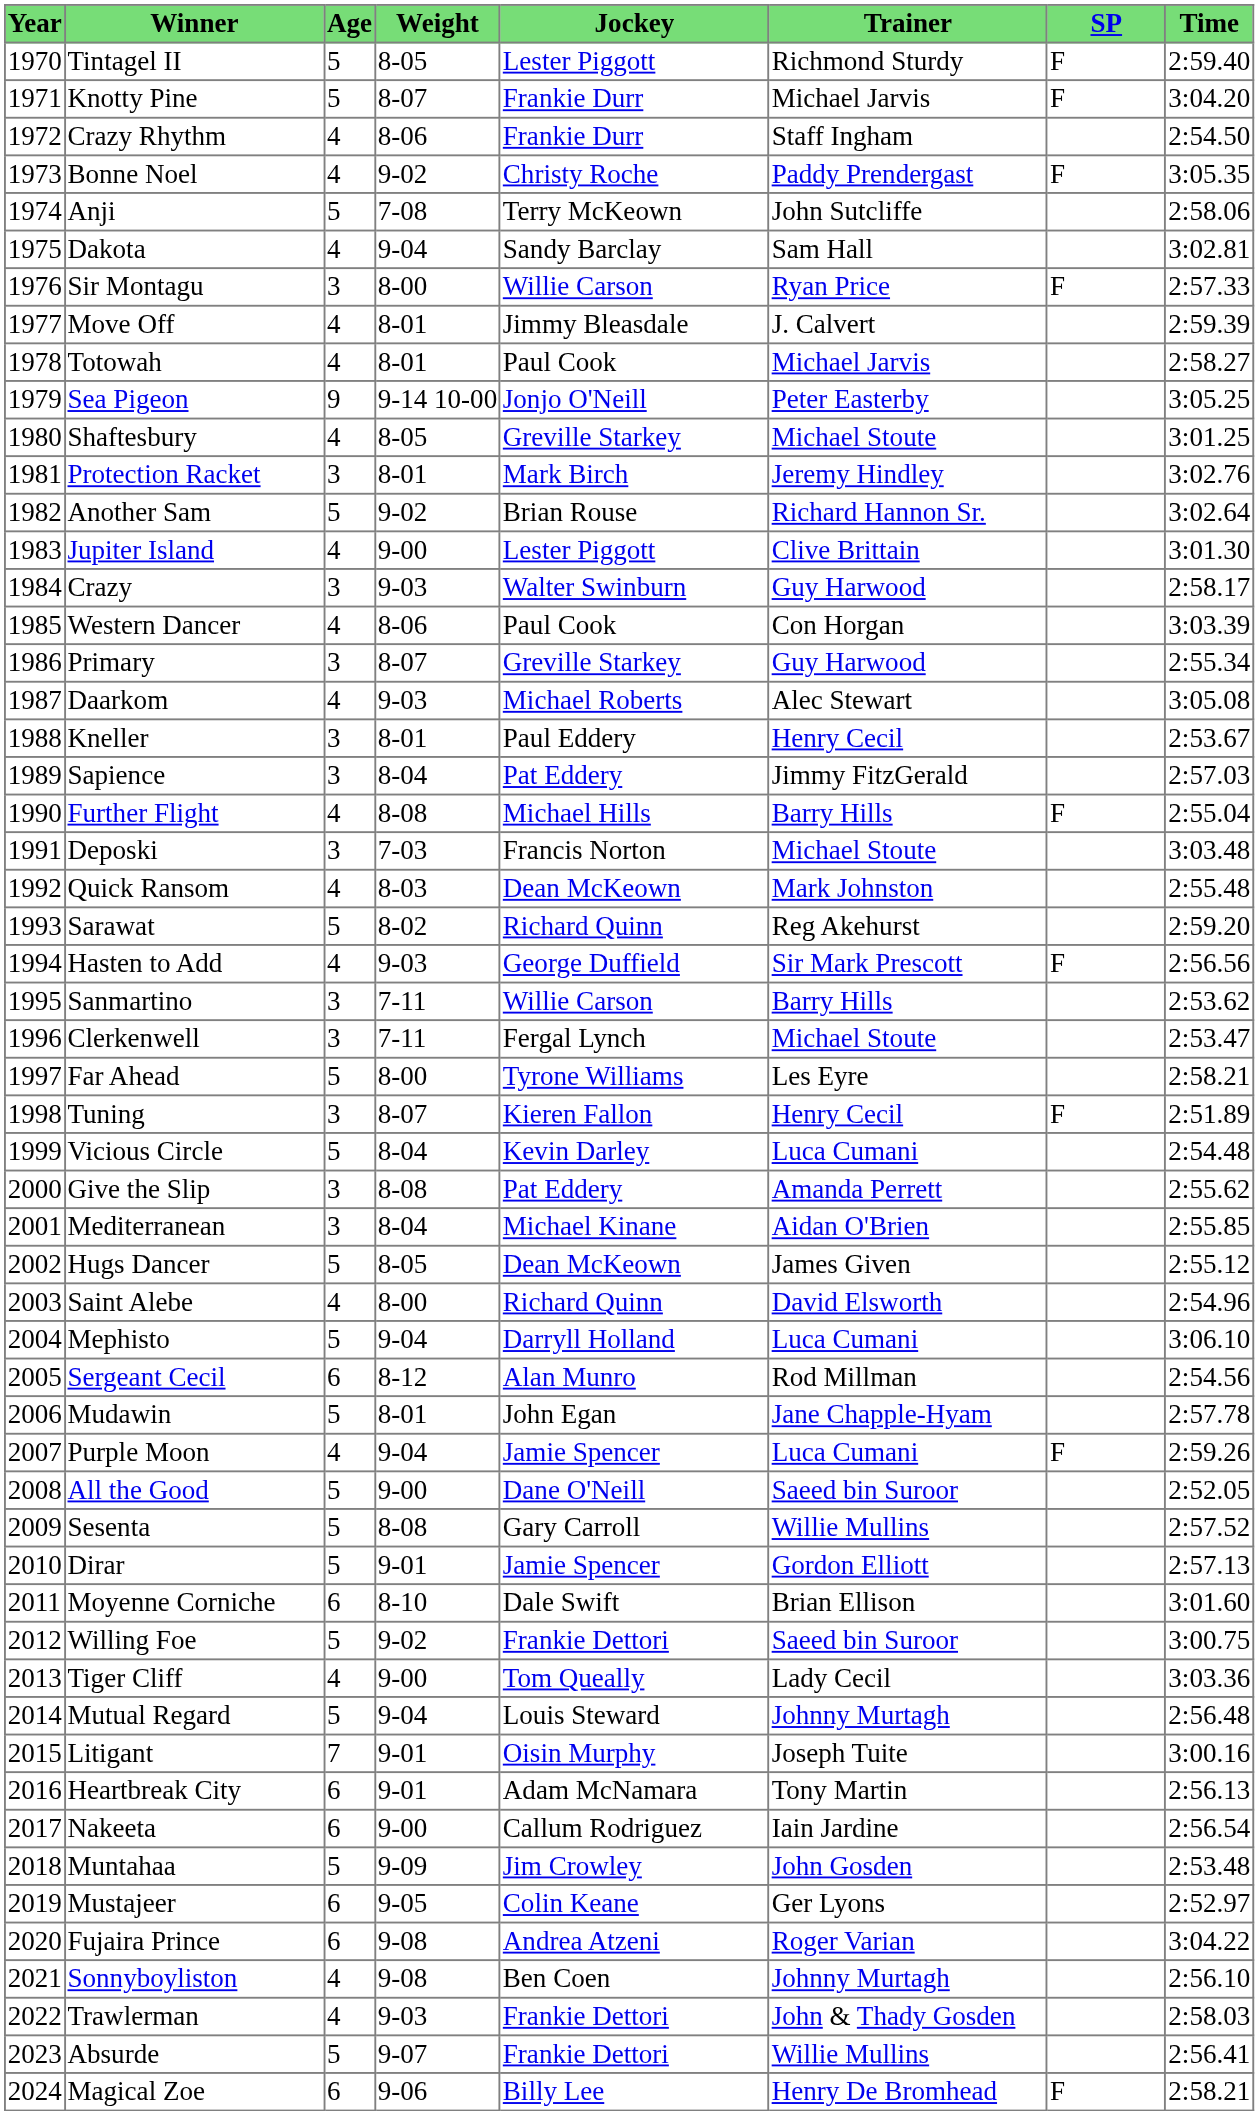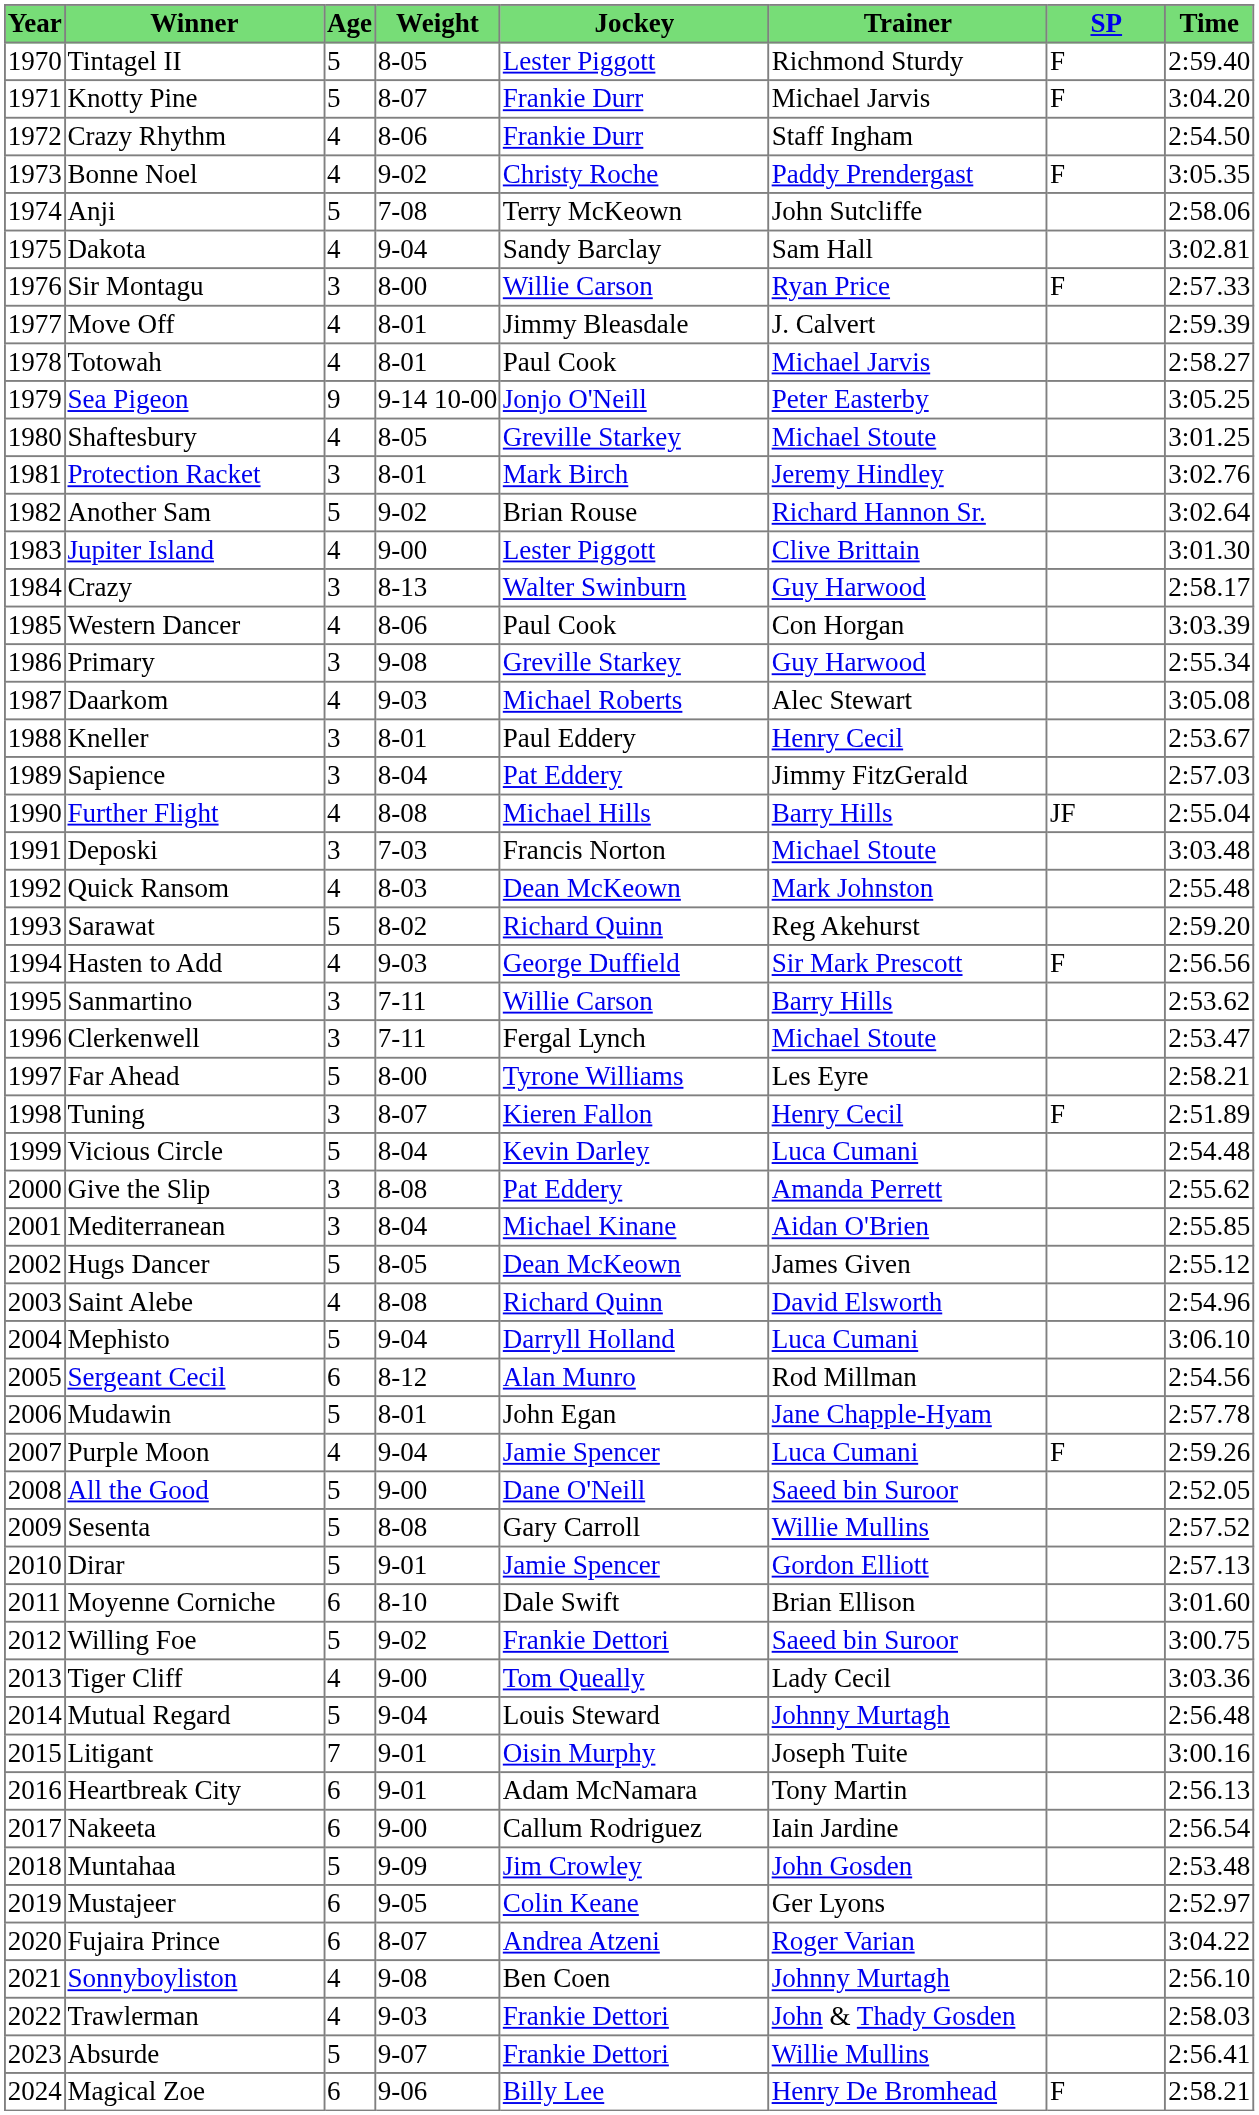(402, 587) 9-03 -> (402, 587) 8-13
(402, 662) 8-07 -> (402, 662) 9-08
(1057, 812) F -> (1063, 812) JF
(402, 1301) 8-00 -> (402, 1301) 8-08
(402, 1940) 9-08 -> (402, 1940) 8-07
